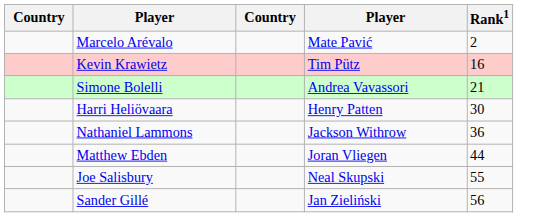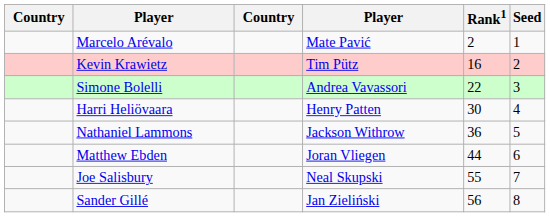+ column: (527, 17)
(477, 87) 21 -> (474, 87) 22
